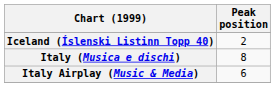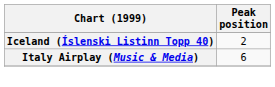- row: (111, 57)
